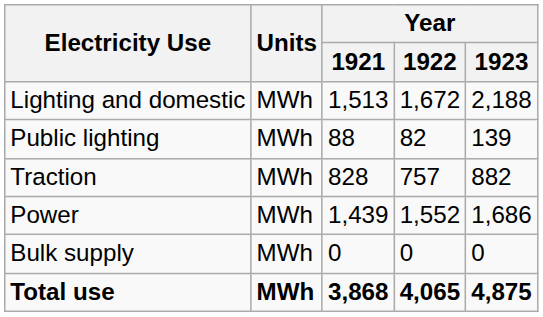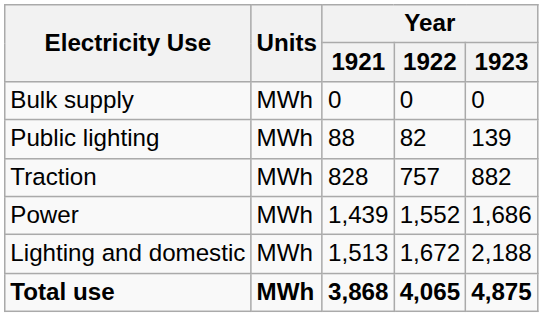rows swapped: (128, 100) <-> (72, 253)
